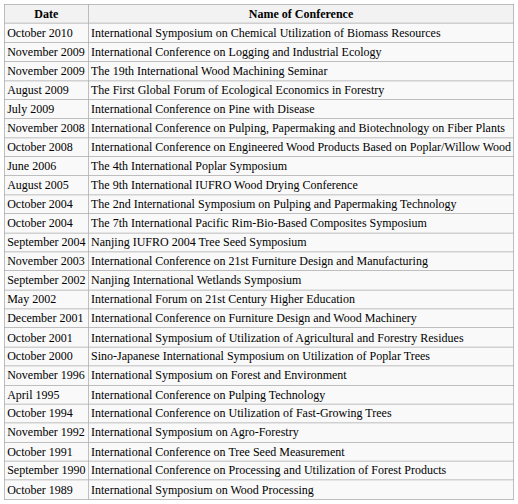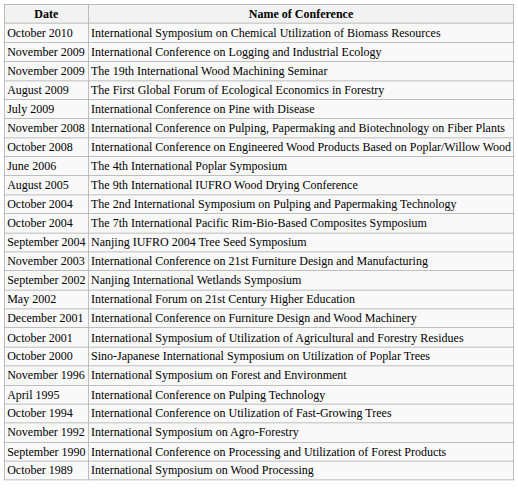- row: (218, 451)
